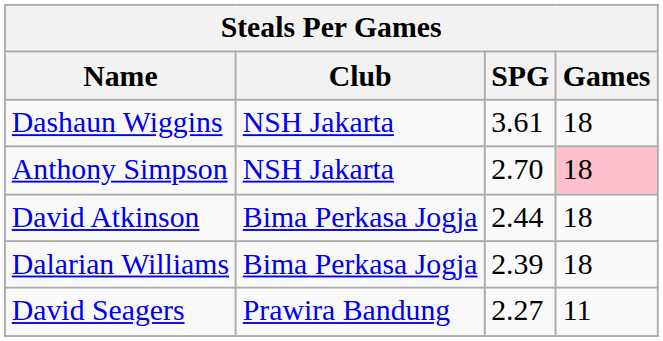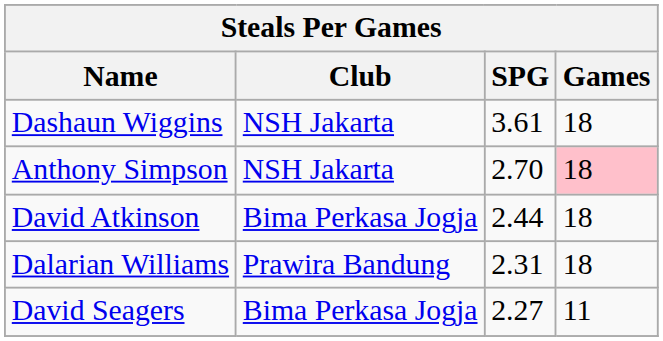(360, 264) Bima Perkasa Jogja -> (347, 264) Prawira Bandung
(517, 264) 2.39 -> (517, 264) 2.31
(347, 311) Prawira Bandung -> (360, 311) Bima Perkasa Jogja
